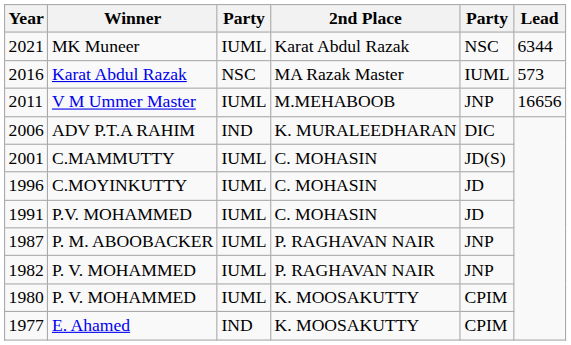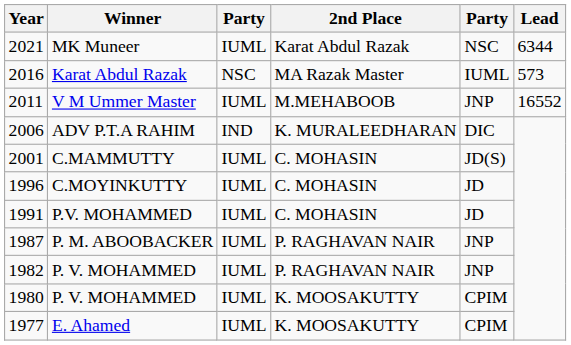(540, 102) 16656 -> (540, 102) 16552
(237, 325) IND -> (244, 325) IUML
